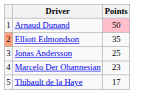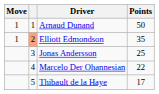+ column: (17, 11)
(116, 25) pink background -> (141, 25) no background
(116, 67) 23 -> (141, 67) 22
